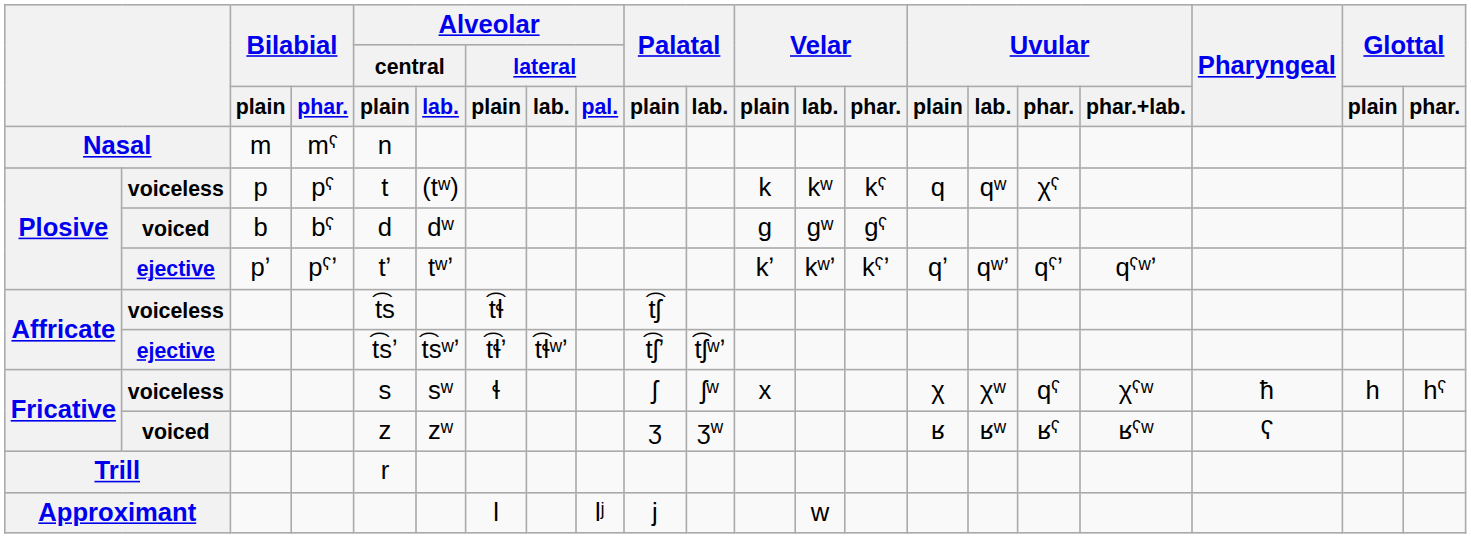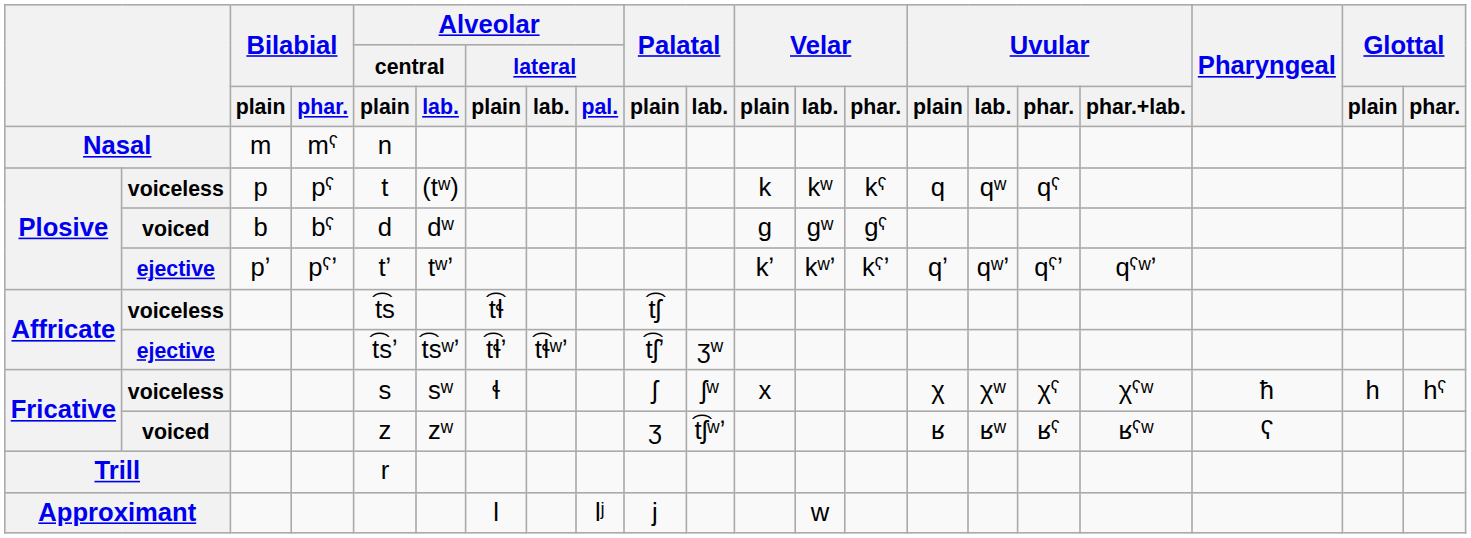(1049, 187) χˤ -> (1049, 187) qˤ
(710, 349) t͡ʃʷʼ -> (710, 349) ʒʷ
(1049, 390) qˤ -> (1049, 390) χˤ
(710, 430) ʒʷ -> (710, 430) t͡ʃʷʼ
